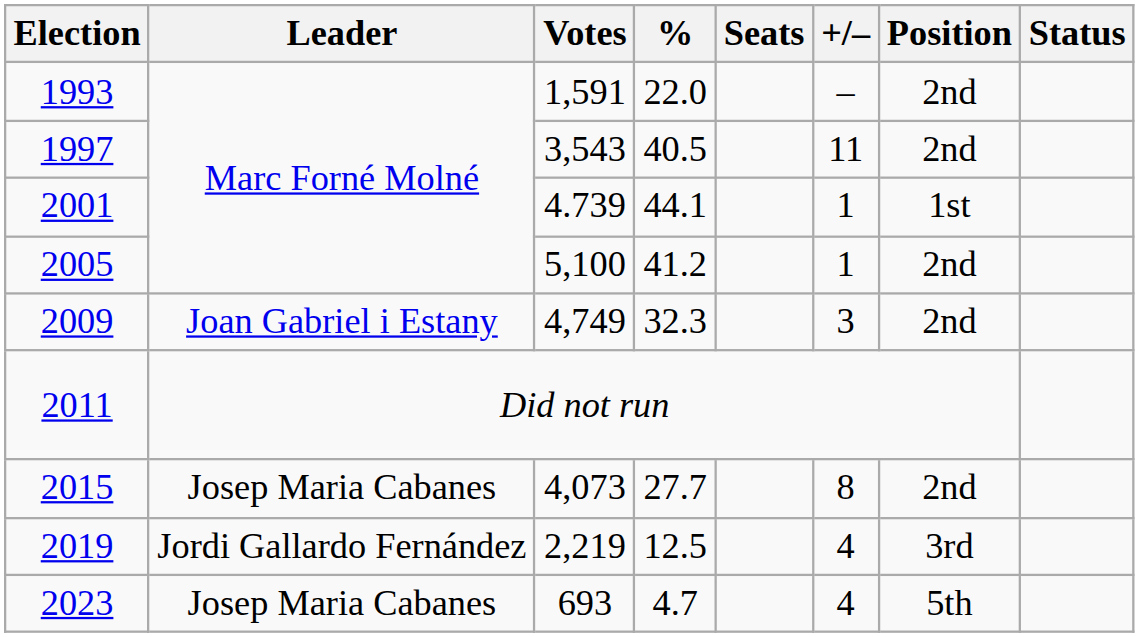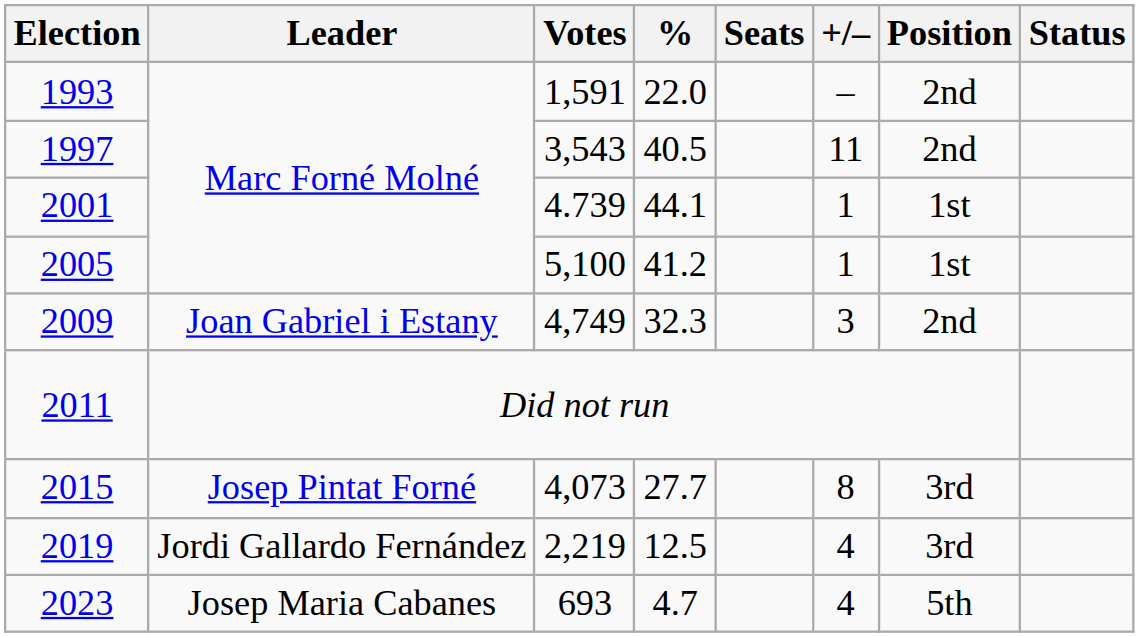(949, 263) 2nd -> (949, 263) 1st
(342, 487) Josep Maria Cabanes -> (342, 487) Josep Pintat Forné
(949, 487) 2nd -> (949, 487) 3rd
